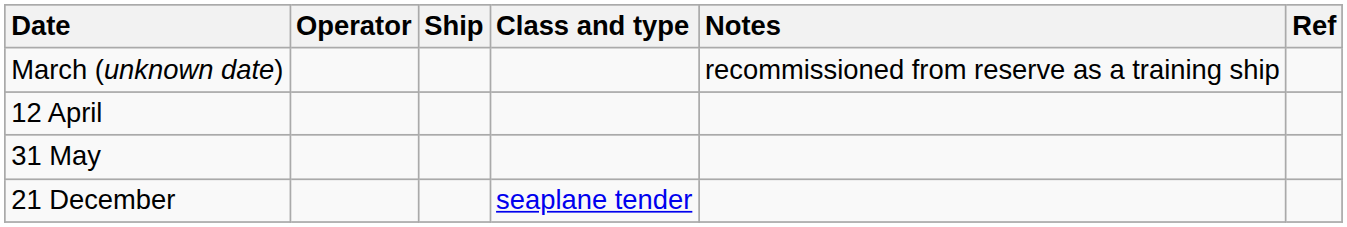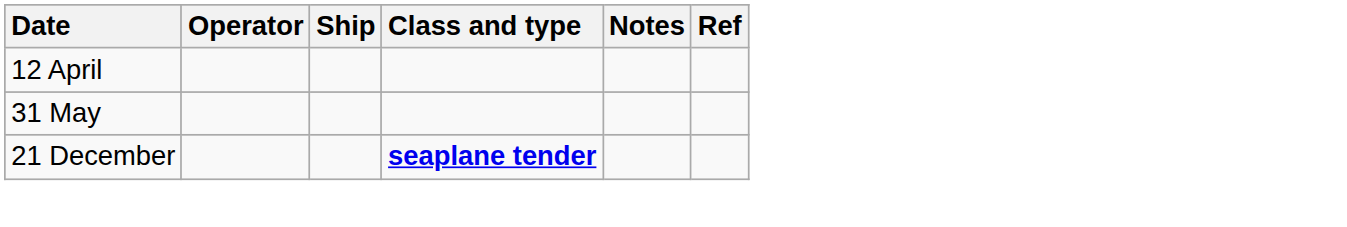- row: (147, 69)
(594, 199) normal -> (492, 156) bold
